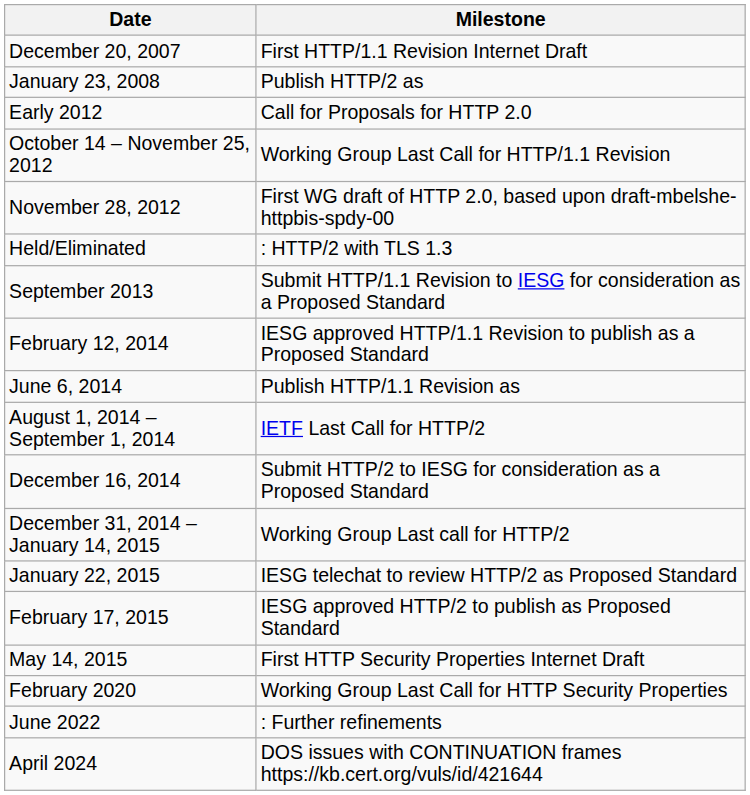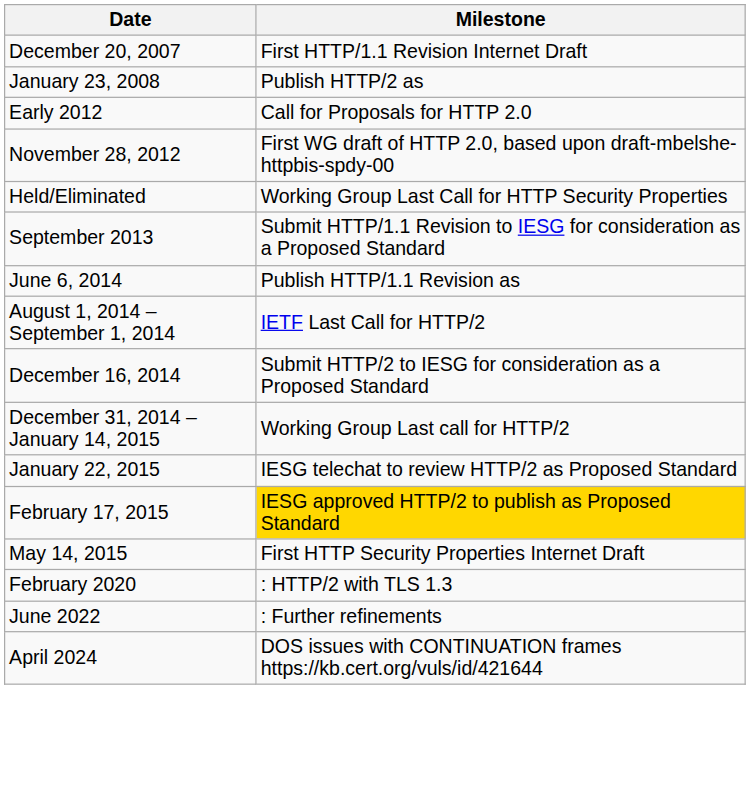- row: (130, 154)
(357, 249) : HTTP/2 with TLS 1.3 -> (494, 196) Working Group Last Call for HTTP Security Properties
- row: (89, 344)
(466, 618) no background -> (466, 512) gold background
(494, 690) Working Group Last Call for HTTP Security Properties -> (357, 585) : HTTP/2 with TLS 1.3
